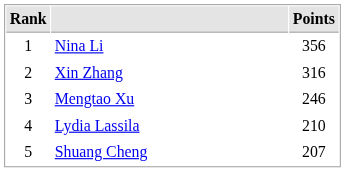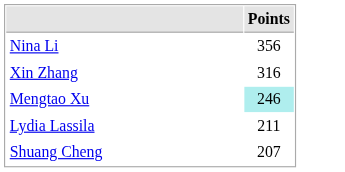- column: (28, 18)
(314, 99) no background -> (269, 99) paleturquoise background
(314, 125) 210 -> (269, 125) 211
